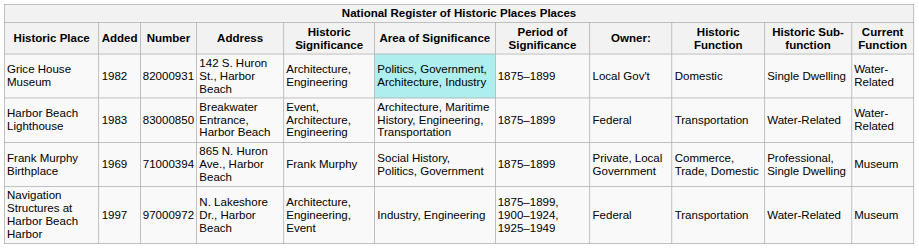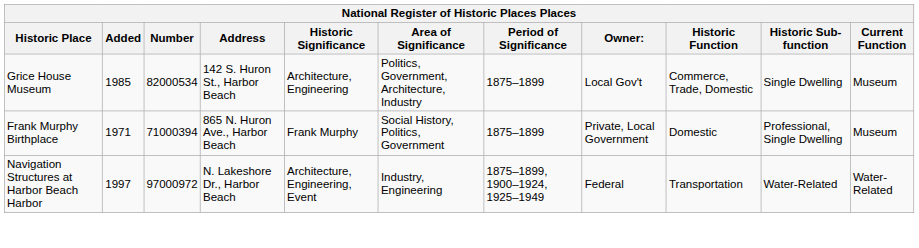(114, 76) 1982 -> (118, 82) 1985
(168, 76) 82000931 -> (172, 82) 82000534
(432, 76) paleturquoise background -> (414, 82) no background
(699, 76) Domestic -> (711, 82) Commerce, Trade, Domestic
(874, 76) Water-Related -> (875, 82) Museum
- row: (43, 120)
(114, 164) 1969 -> (118, 133) 1971
(717, 164) Commerce, Trade, Domestic -> (693, 133) Domestic
(876, 215) Museum -> (873, 183) Water-Related
